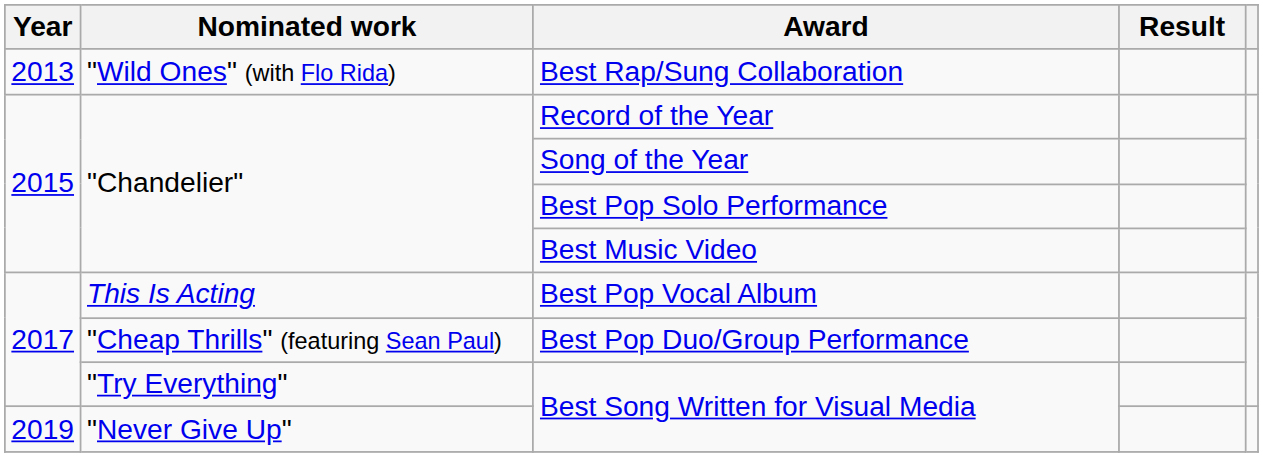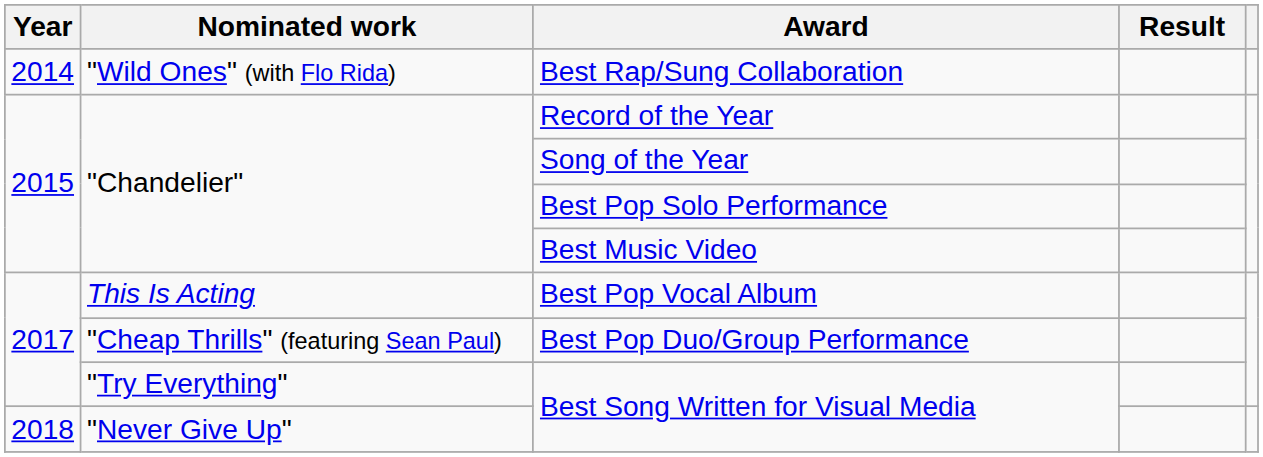(43, 71) 2013 -> (43, 71) 2014
(43, 428) 2019 -> (43, 428) 2018
